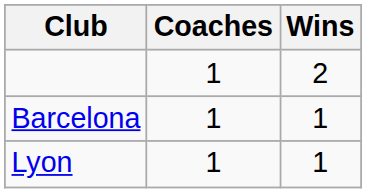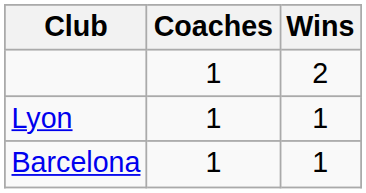rows swapped: (42, 163) <-> (76, 118)
